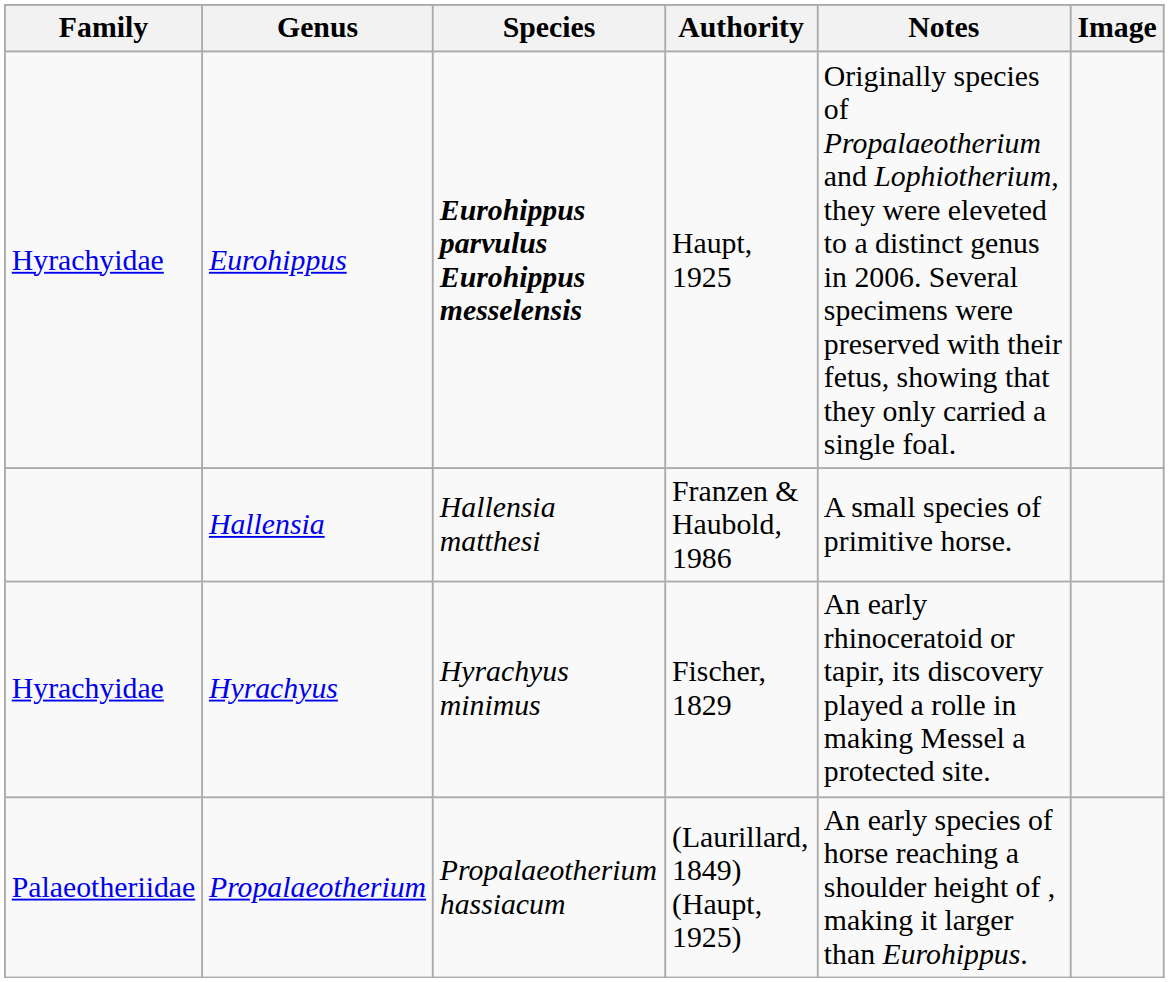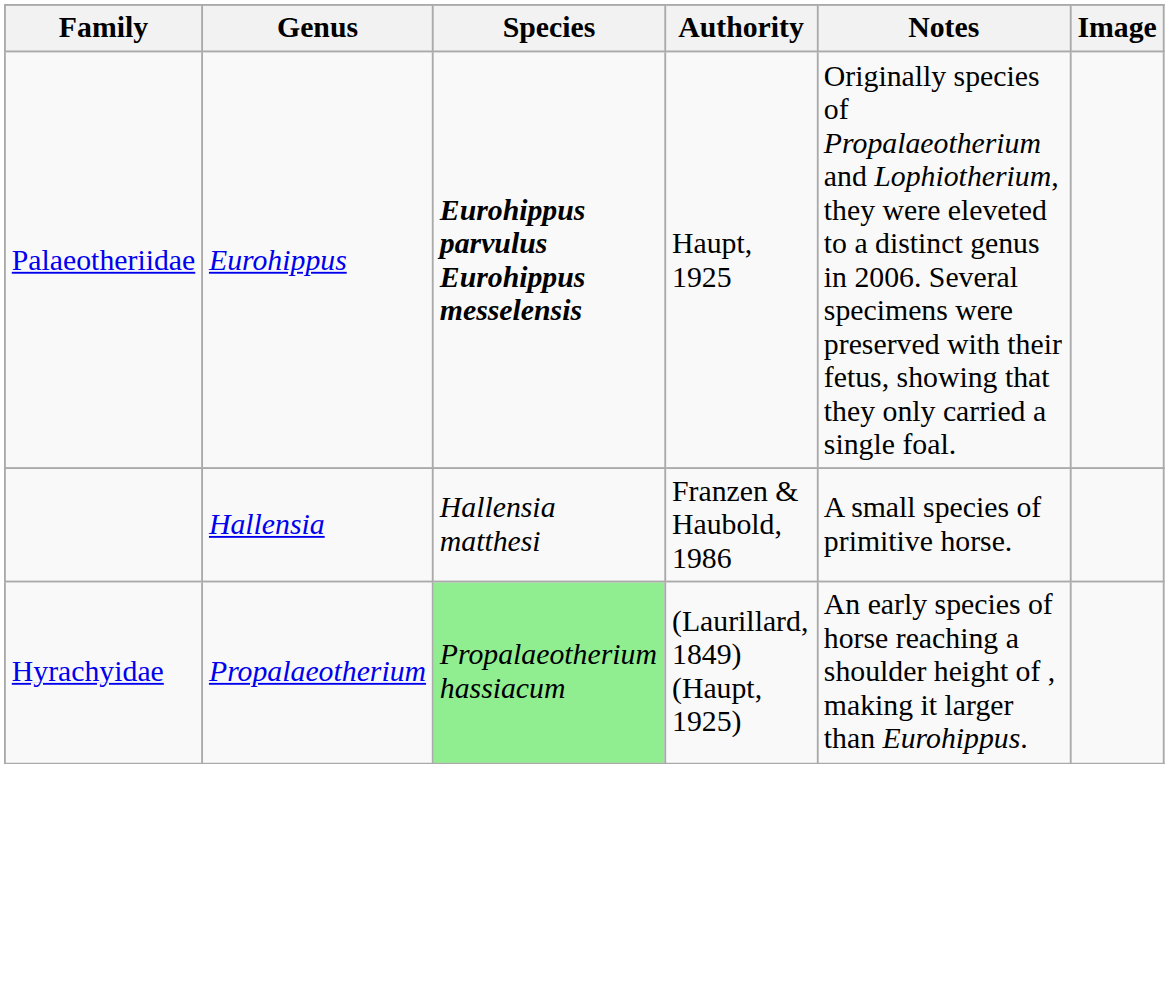(88, 259) Hyrachyidae -> (104, 259) Palaeotheriidae
- row: (273, 688)
(104, 886) Palaeotheriidae -> (88, 671) Hyrachyidae
(548, 886) no background -> (548, 671) lightgreen background
